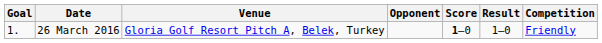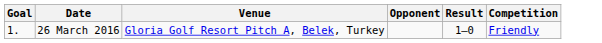- column: (461, 13)
